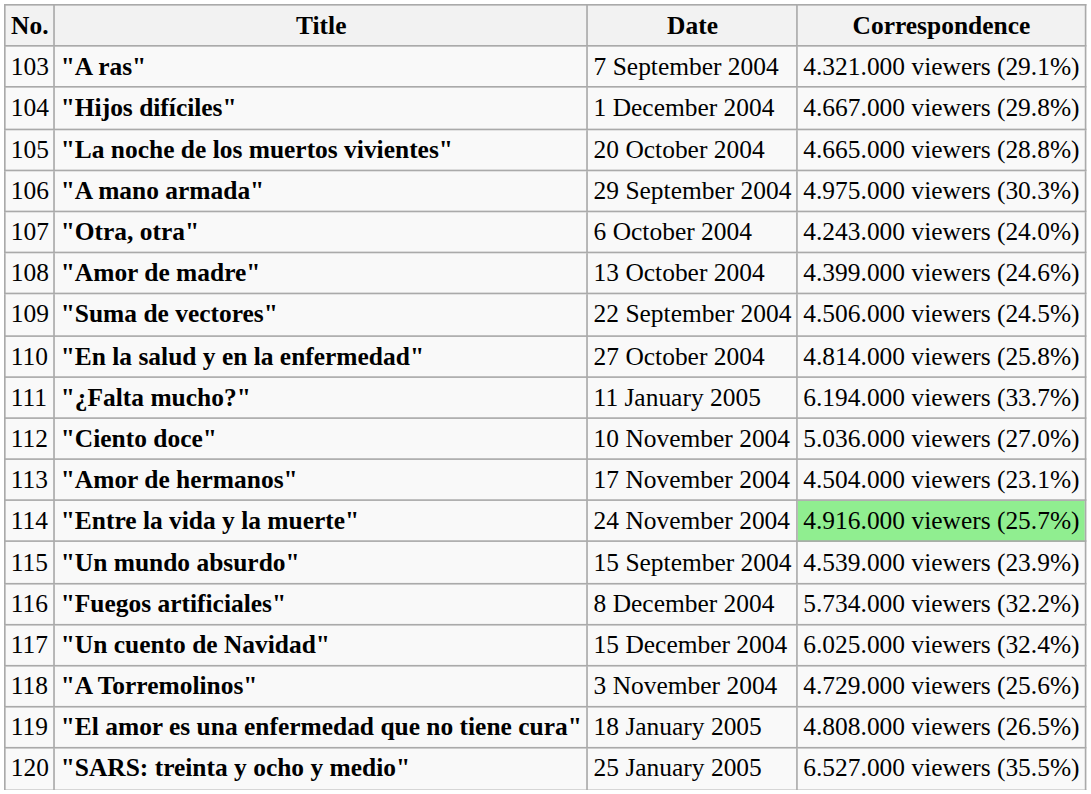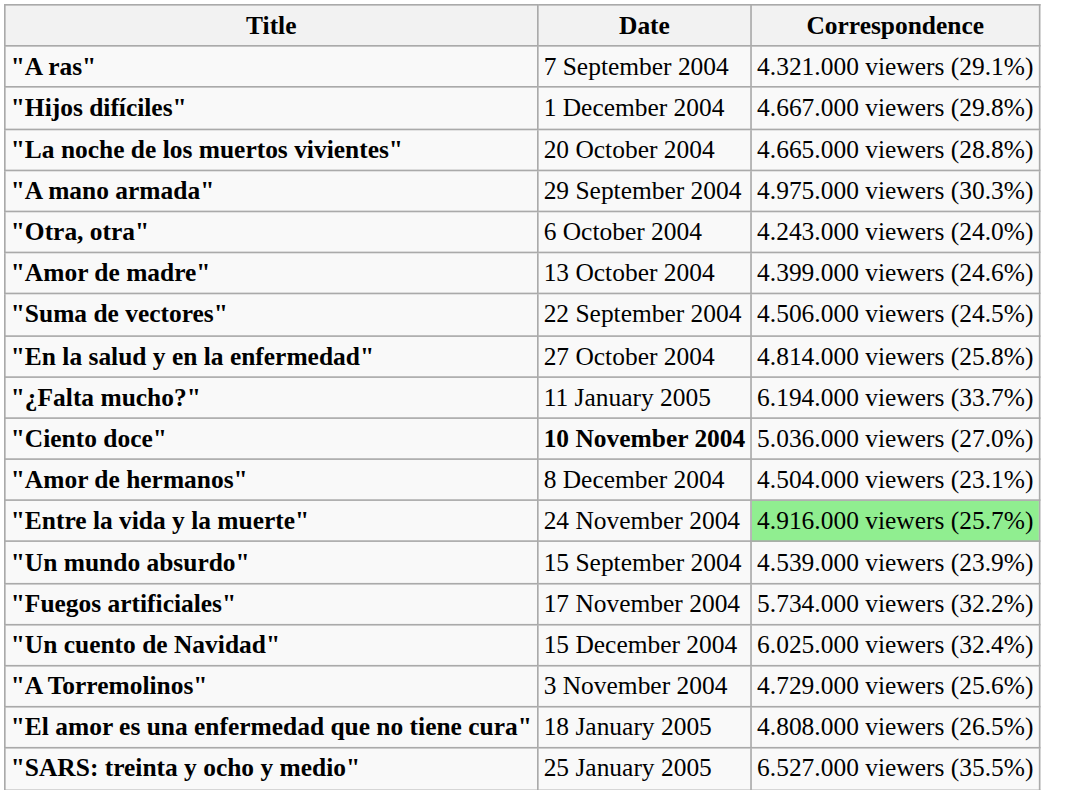- column: (30, 24)
(692, 437) normal -> (644, 437) bold
(692, 479) 17 November 2004 -> (634, 479) 8 December 2004
(684, 602) 8 December 2004 -> (642, 602) 17 November 2004
